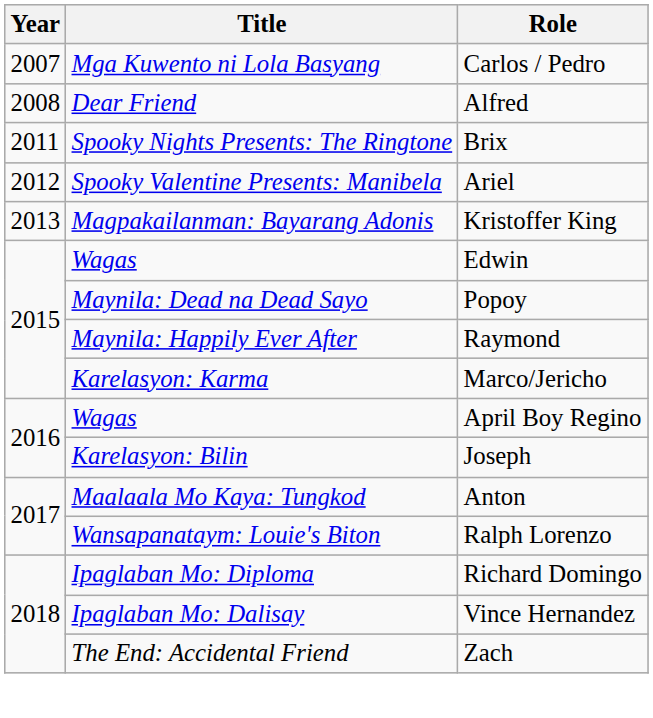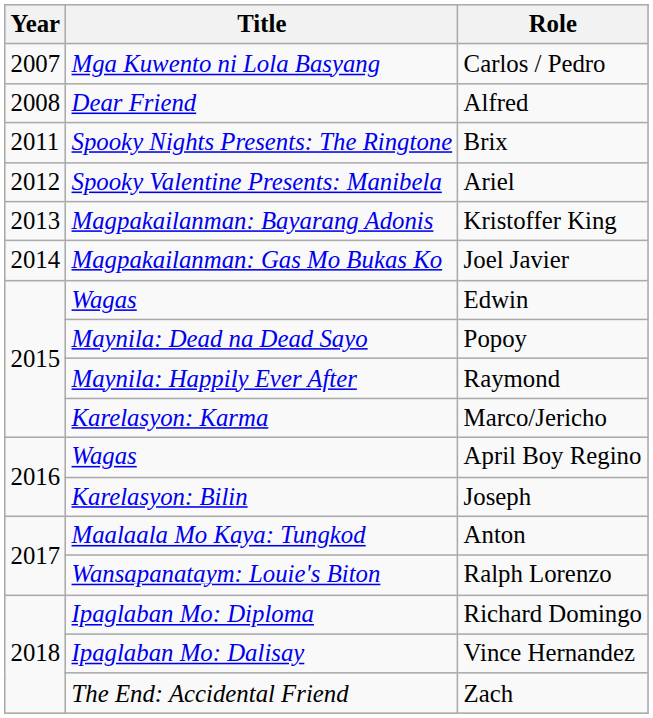+ row: (516, 260)
